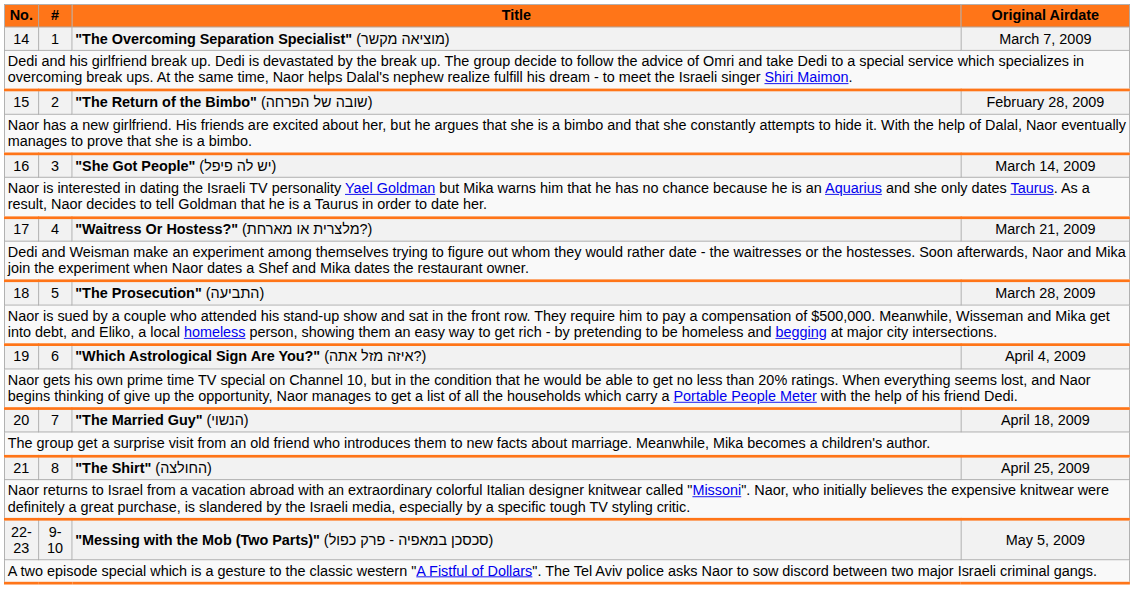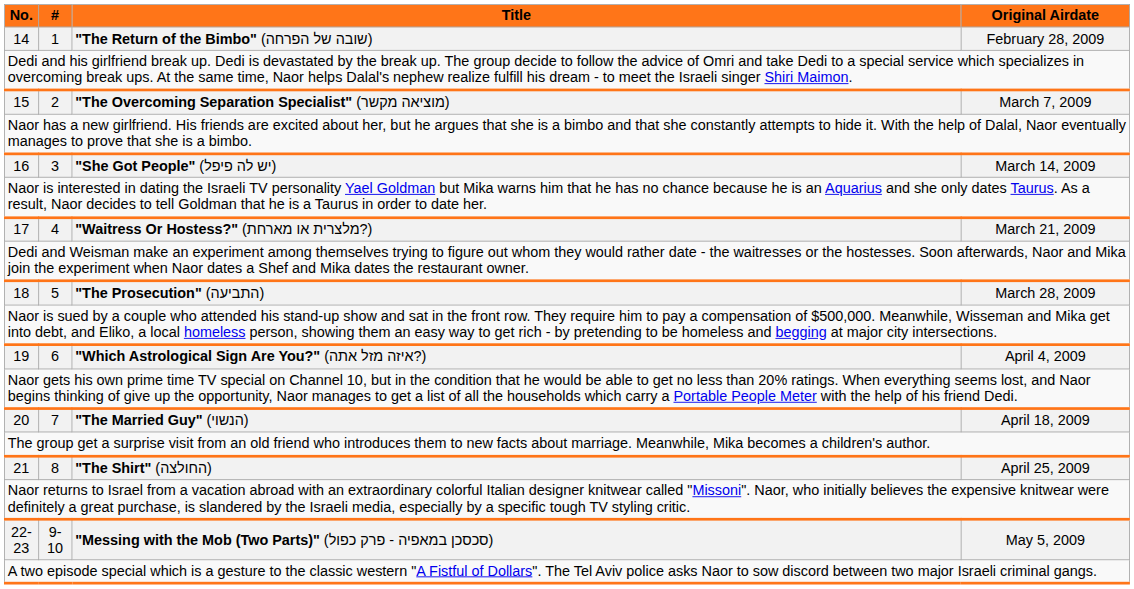(262, 38) "The Overcoming Separation Specialist" (מוציאה מקשר) -> (224, 38) "The Return of the Bimbo" (שובה של הפרחה)
(1045, 38) March 7, 2009 -> (1045, 38) February 28, 2009
(224, 102) "The Return of the Bimbo" (שובה של הפרחה) -> (262, 102) "The Overcoming Separation Specialist" (מוציאה מקשר)
(1045, 102) February 28, 2009 -> (1045, 102) March 7, 2009
